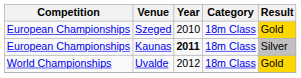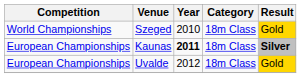(68, 30) European Championships -> (59, 30) World Championships
(274, 47) normal -> (275, 47) bold
(59, 64) World Championships -> (68, 64) European Championships
